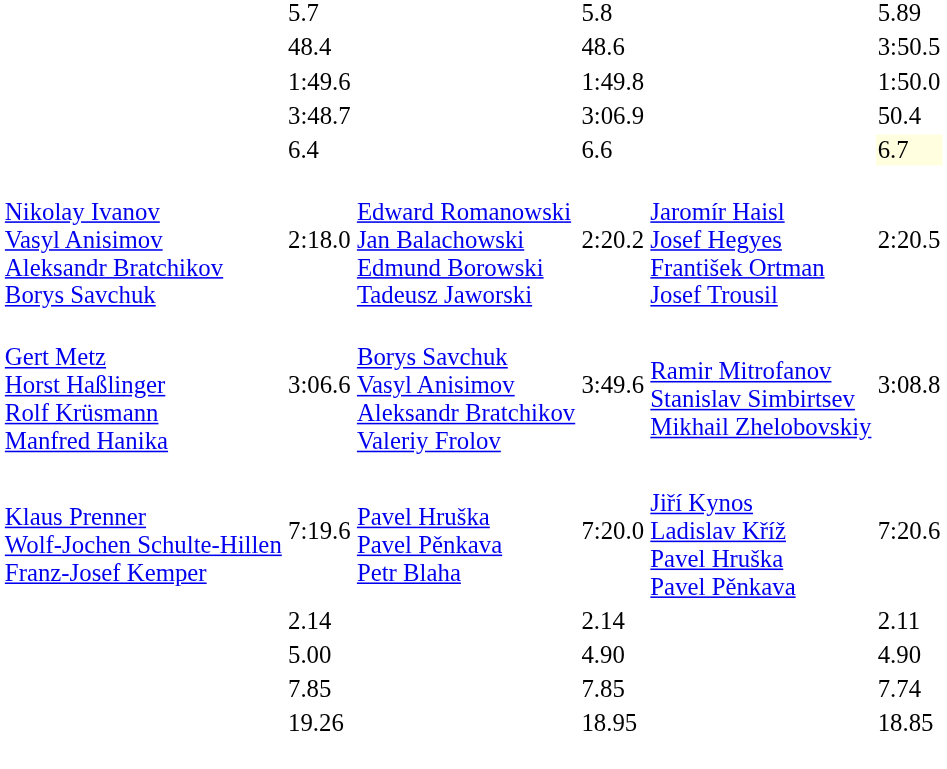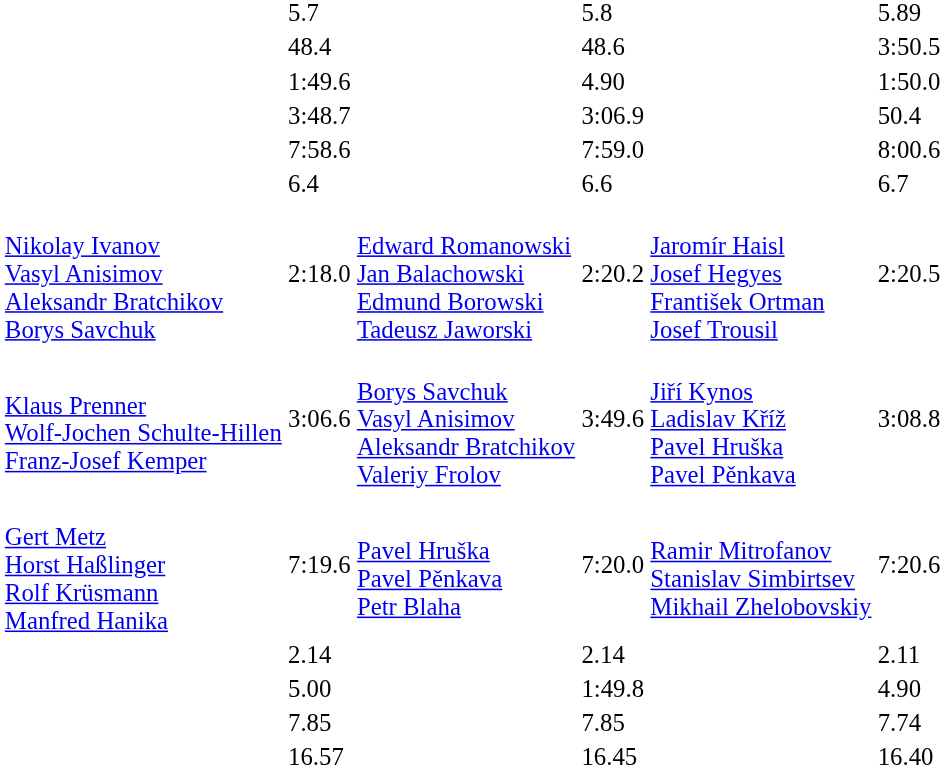(613, 81) 1:49.8 -> (603, 81) 4.90
+ row: (319, 149)
(893, 149) lightyellow background -> (893, 183) no background
(86, 399) Gert Metz Horst Haßlinger Rolf Krüsmann Manfred Hanika -> (143, 433) Klaus Prenner Wolf-Jochen Schulte-Hillen Franz-Josef Kemper
(761, 399) Ramir Mitrofanov Stanislav Simbirtsev Mikhail Zhelobovskiy -> (723, 433) Jiří Kynos Ladislav Kříž Pavel Hruška Pavel Pěnkava
(143, 544) Klaus Prenner Wolf-Jochen Schulte-Hillen Franz-Josef Kemper -> (86, 579) Gert Metz Horst Haßlinger Rolf Krüsmann Manfred Hanika
(723, 544) Jiří Kynos Ladislav Kříž Pavel Hruška Pavel Pěnkava -> (761, 579) Ramir Mitrofanov Stanislav Simbirtsev Mikhail Zhelobovskiy
(603, 655) 4.90 -> (613, 689) 1:49.8
+ row: (316, 757)
- row: (316, 723)
